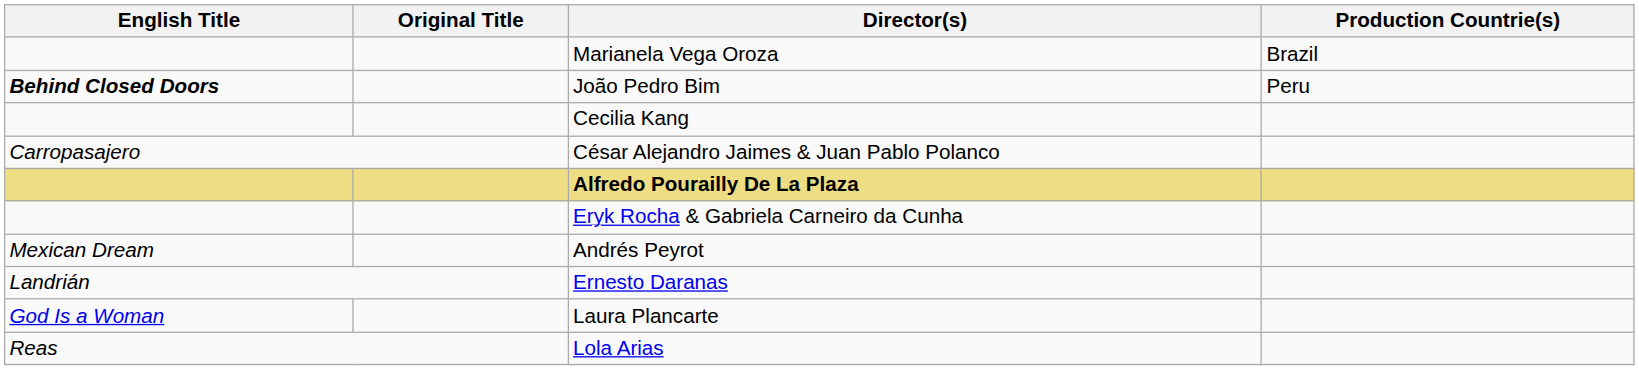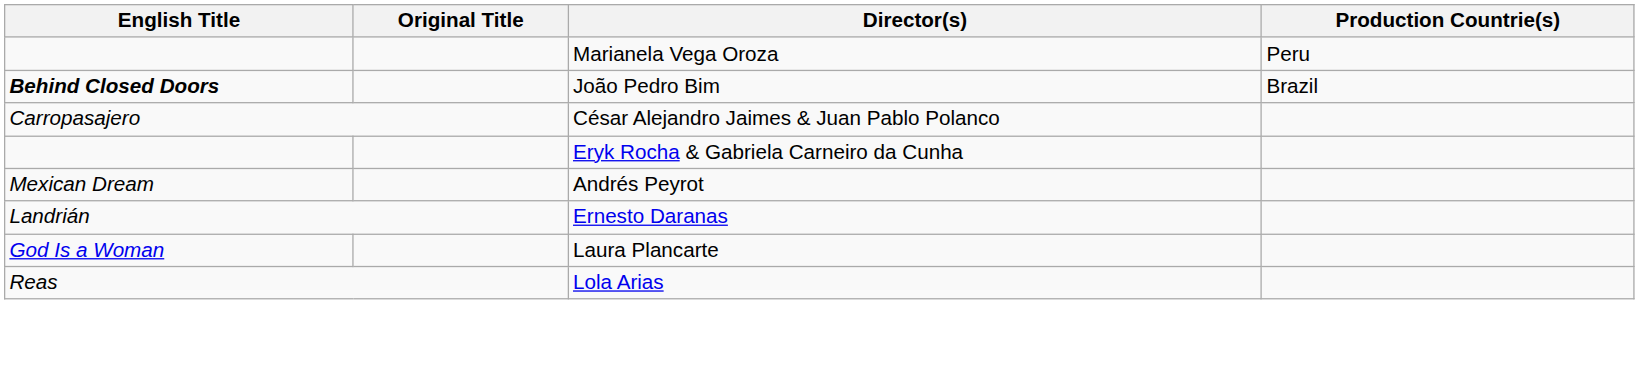(1292, 53) Brazil -> (1288, 53) Peru
(1288, 86) Peru -> (1292, 86) Brazil
- row: (631, 119)
- row: (716, 184)
